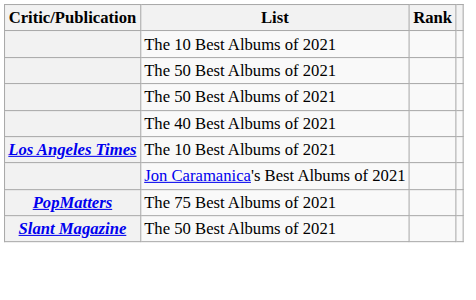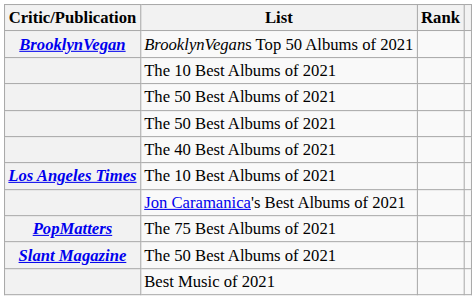+ row: (72, 44)
+ row: (72, 282)
